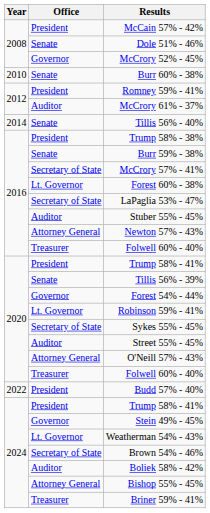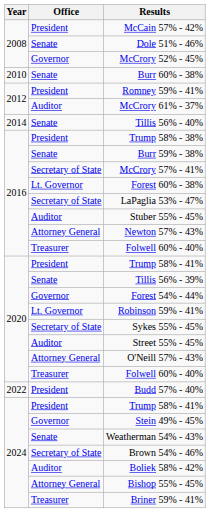(57, 437) Lt. Governor -> (44, 437) Senate
